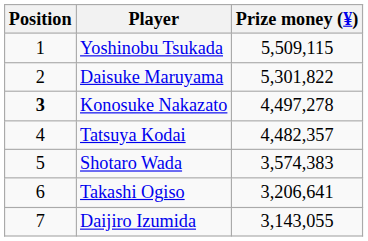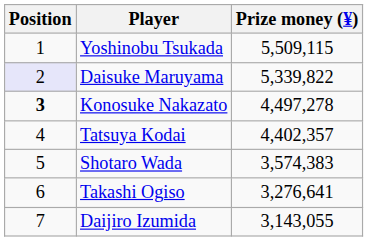(40, 76) no background -> (40, 76) lavender background
(297, 76) 5,301,822 -> (297, 76) 5,339,822
(297, 134) 4,482,357 -> (297, 134) 4,402,357
(297, 192) 3,206,641 -> (297, 192) 3,276,641
